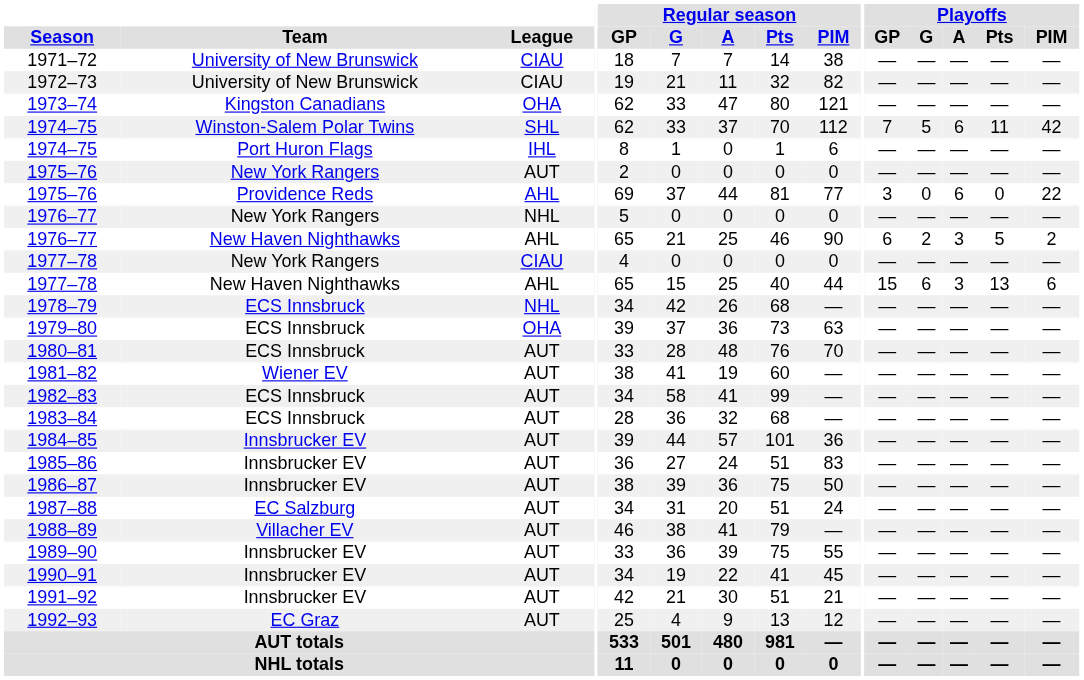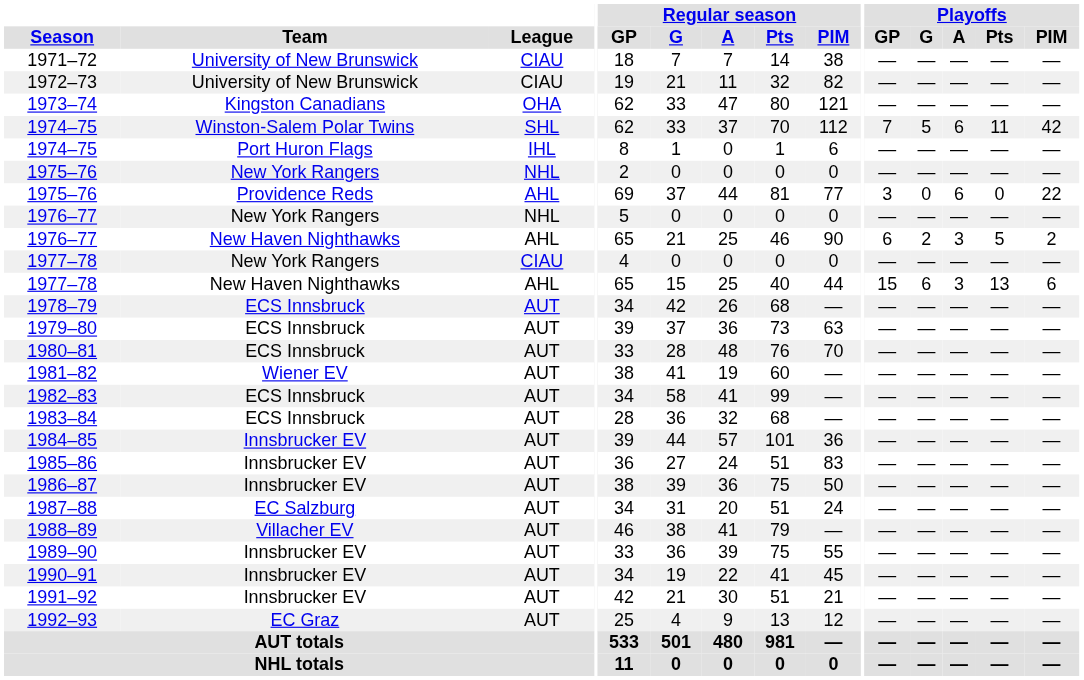(542, 171) AUT -> (542, 171) NHL
(542, 306) NHL -> (542, 306) AUT
(542, 328) OHA -> (542, 328) AUT
